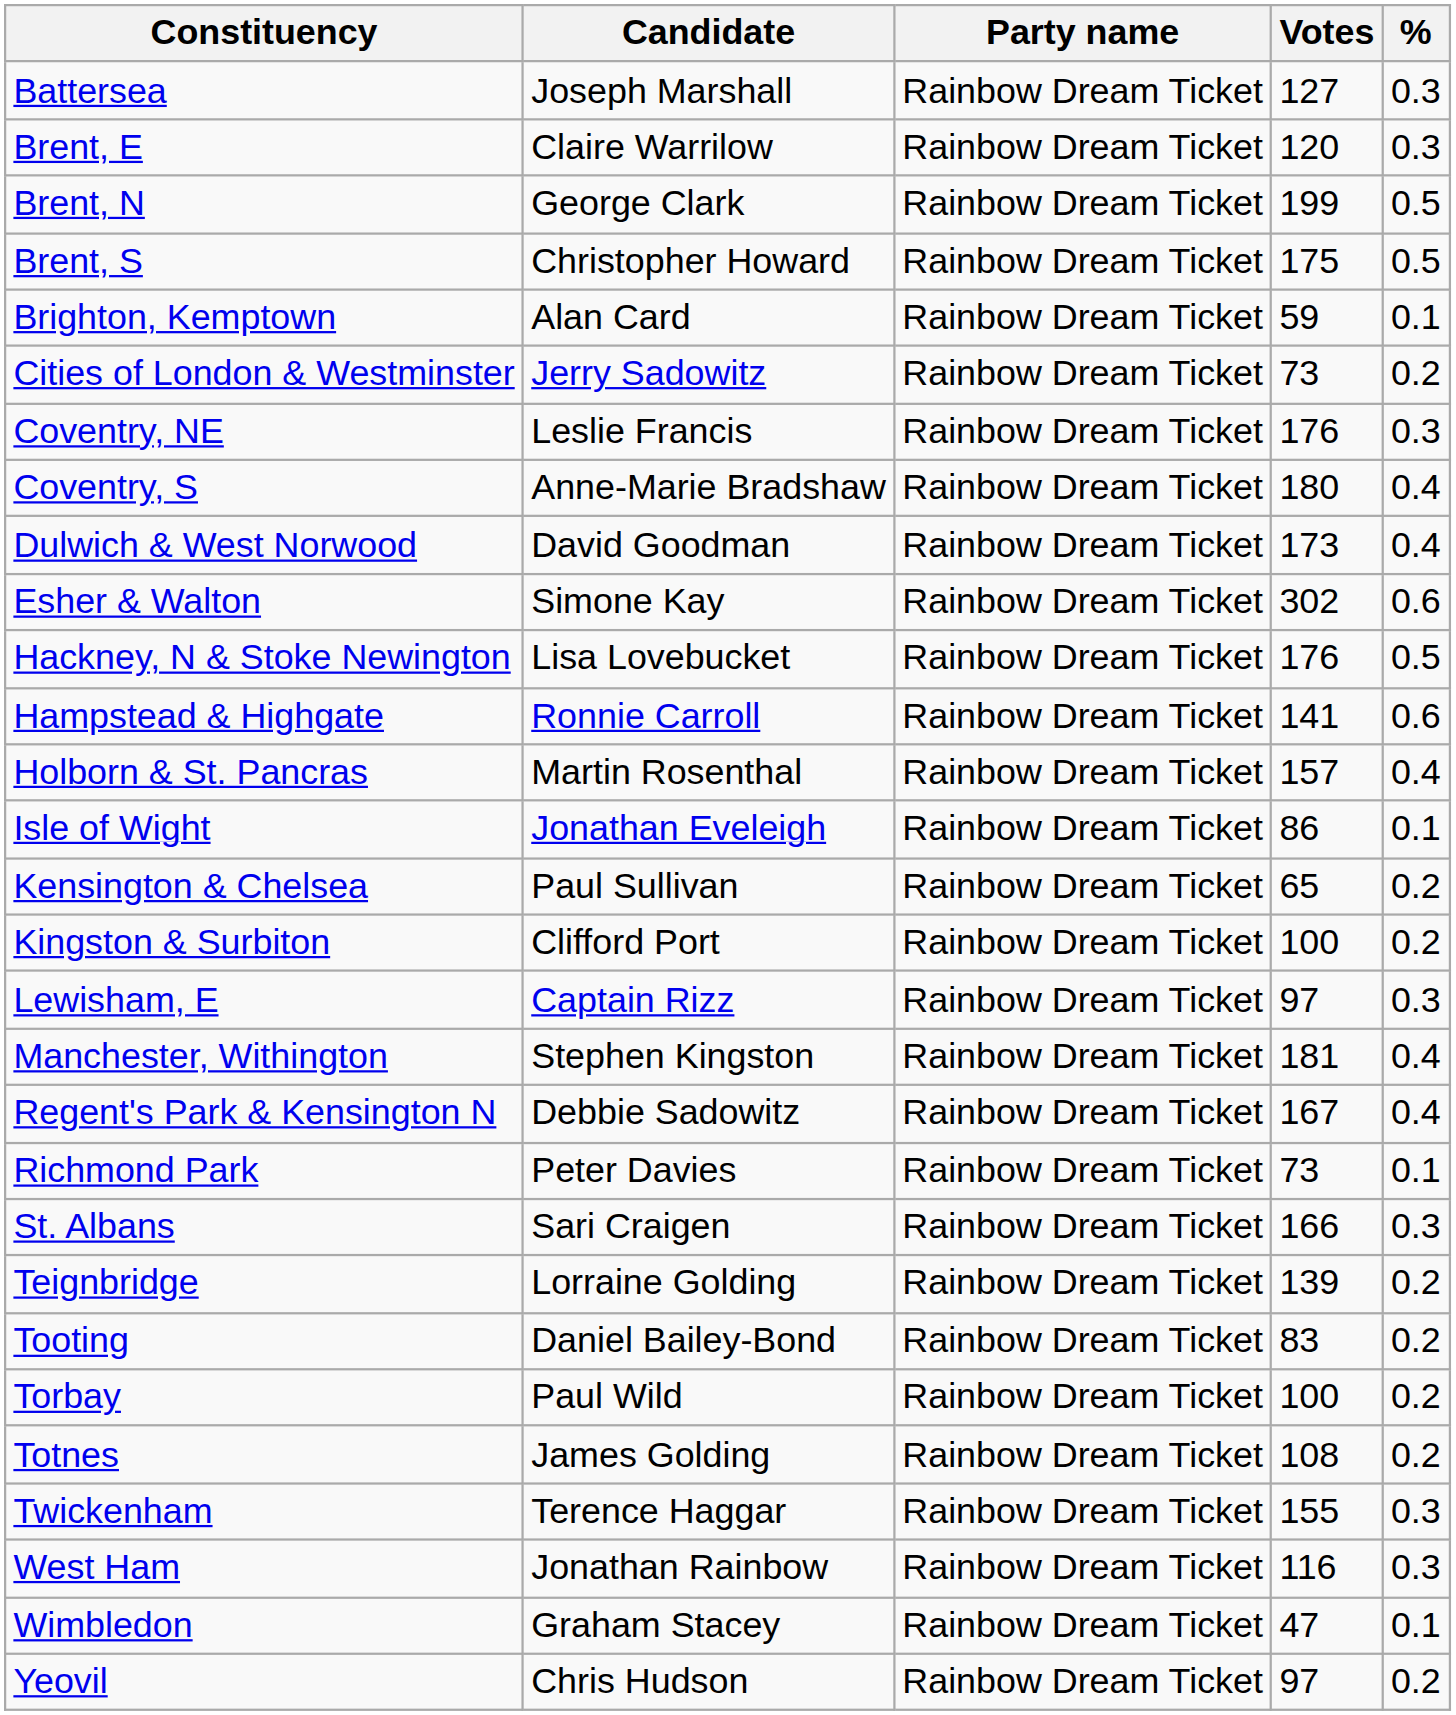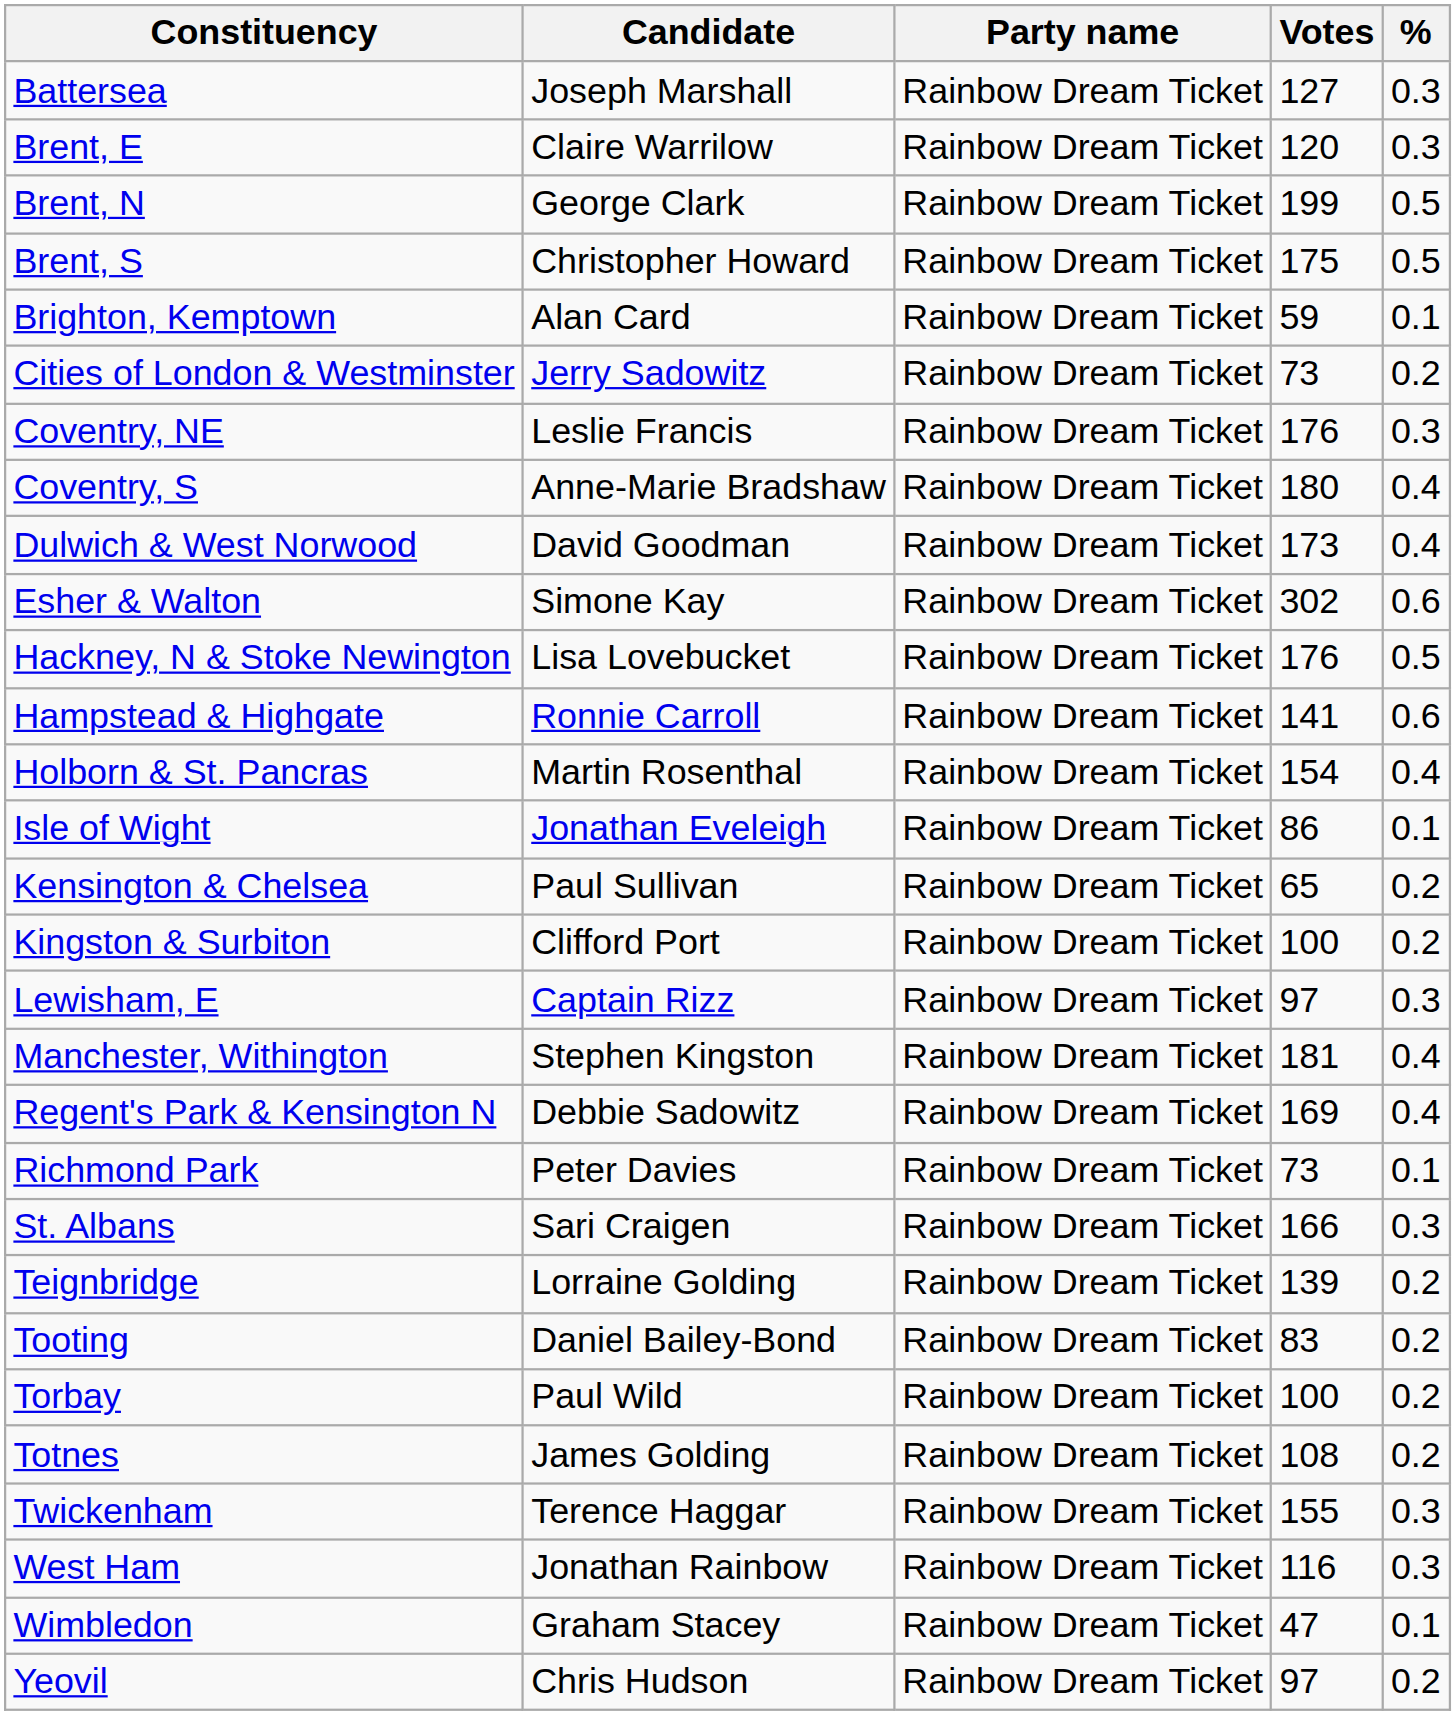(1309, 771) 157 -> (1309, 771) 154
(1309, 1112) 167 -> (1309, 1112) 169
